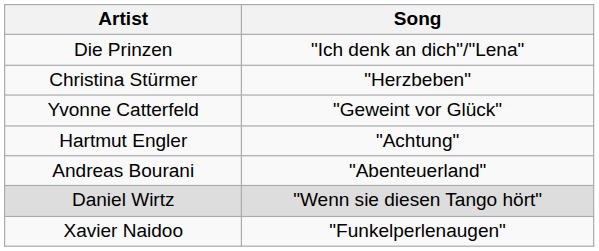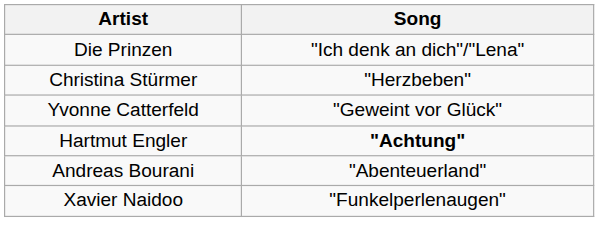(418, 140) normal -> (418, 140) bold
- row: (123, 200)
